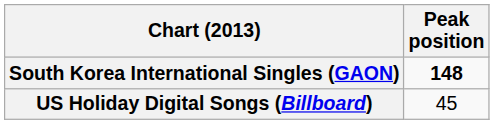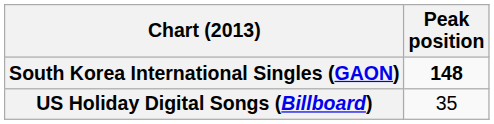(446, 103) 45 -> (446, 103) 35
